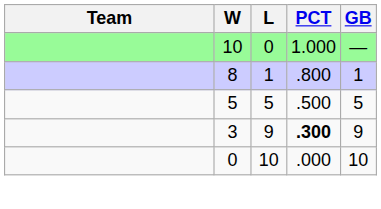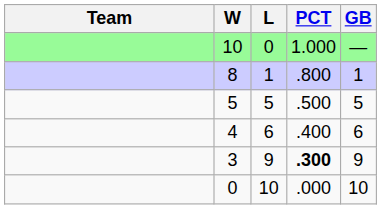+ row: (233, 132)
